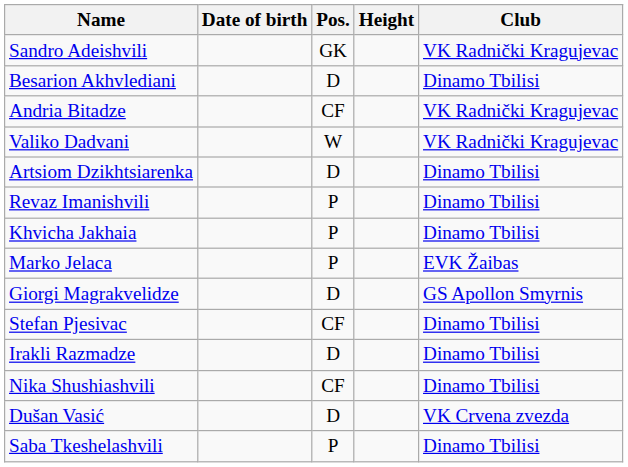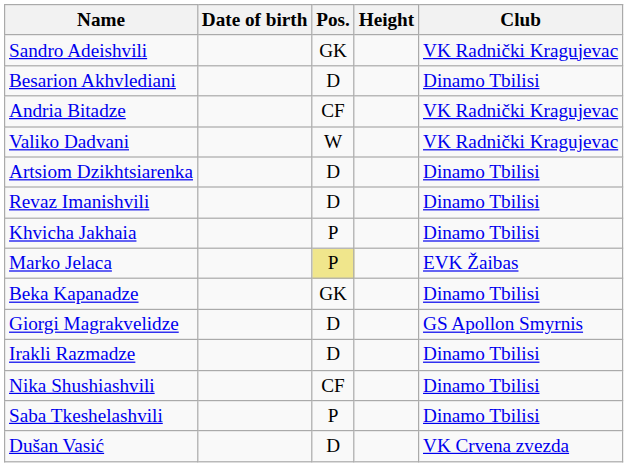(333, 202) P -> (333, 202) D
(333, 263) no background -> (333, 263) khaki background
+ row: (74, 293)
- row: (68, 324)
rows swapped: (86, 446) <-> (57, 415)
